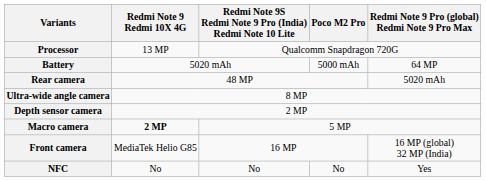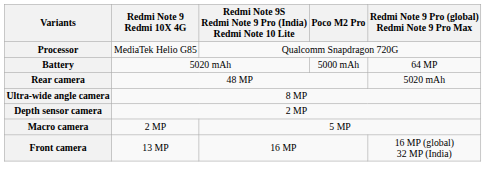(155, 49) 13 MP -> (155, 49) MediaTek Helio G85
(155, 127) bold -> (155, 127) normal
(155, 148) MediaTek Helio G85 -> (155, 148) 13 MP
- row: (58, 169)
